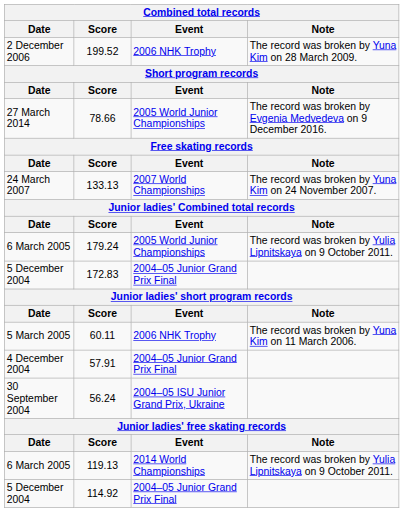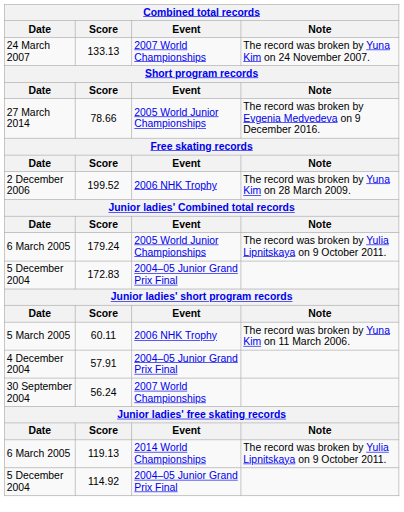rows swapped: (103, 51) <-> (103, 185)
(179, 398) 2004–05 ISU Junior Grand Prix, Ukraine -> (170, 392) 2007 World Championships
